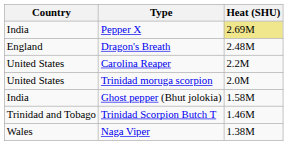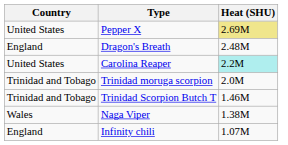(18, 30) India -> (36, 30) United States
(238, 64) no background -> (233, 64) paleturquoise background
(36, 81) United States -> (51, 81) Trinidad and Tobago
- row: (161, 98)
+ row: (128, 132)
